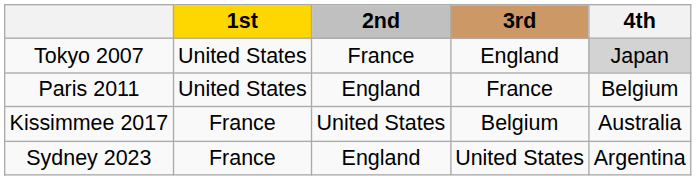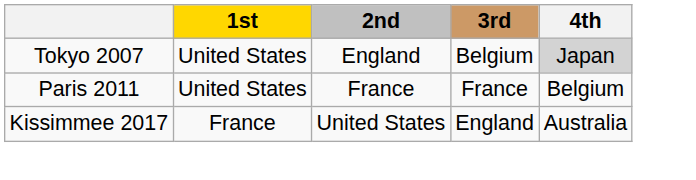(381, 55) France -> (381, 55) England
(520, 55) England -> (495, 55) Belgium
(381, 89) England -> (381, 89) France
(520, 123) Belgium -> (495, 123) England
- row: (89, 157)
